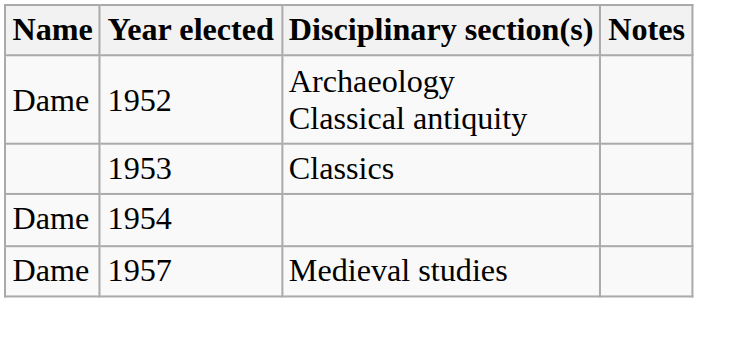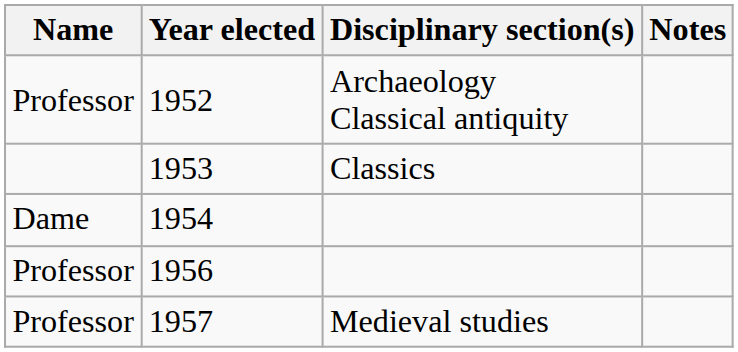(51, 99) Dame -> (73, 99) Professor
+ row: (181, 270)
(51, 270) Dame -> (73, 321) Professor
